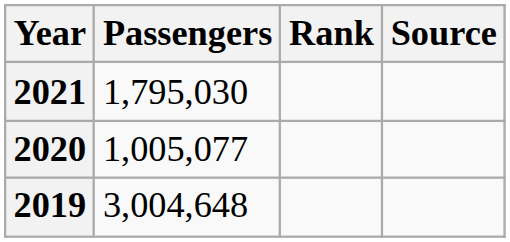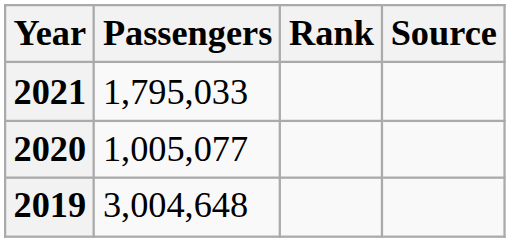(176, 90) 1,795,030 -> (176, 90) 1,795,033
